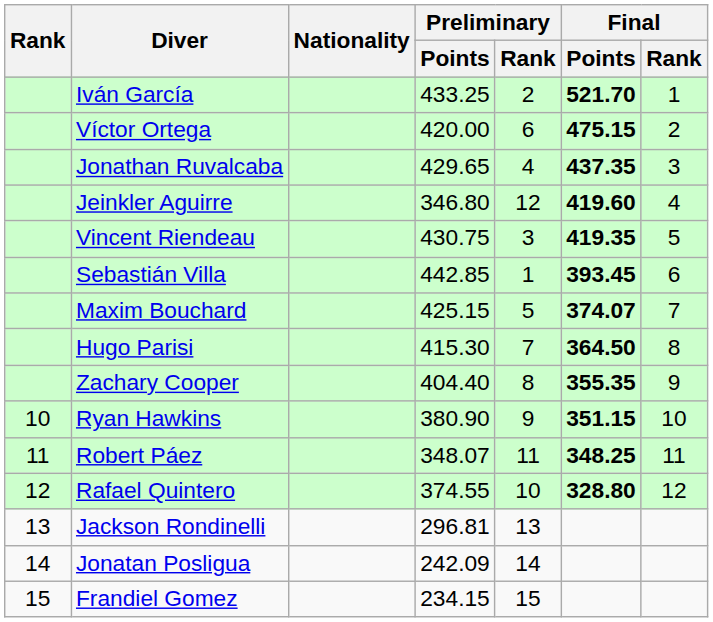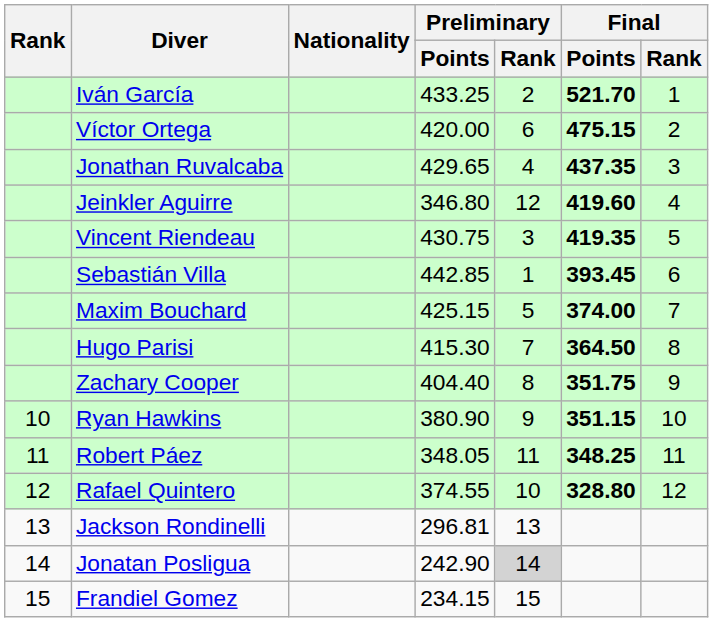(601, 310) 374.07 -> (601, 310) 374.00
(601, 382) 355.35 -> (601, 382) 351.75
(455, 454) 348.07 -> (455, 454) 348.05
(455, 563) 242.09 -> (455, 563) 242.90
(528, 563) no background -> (528, 563) lightgrey background
